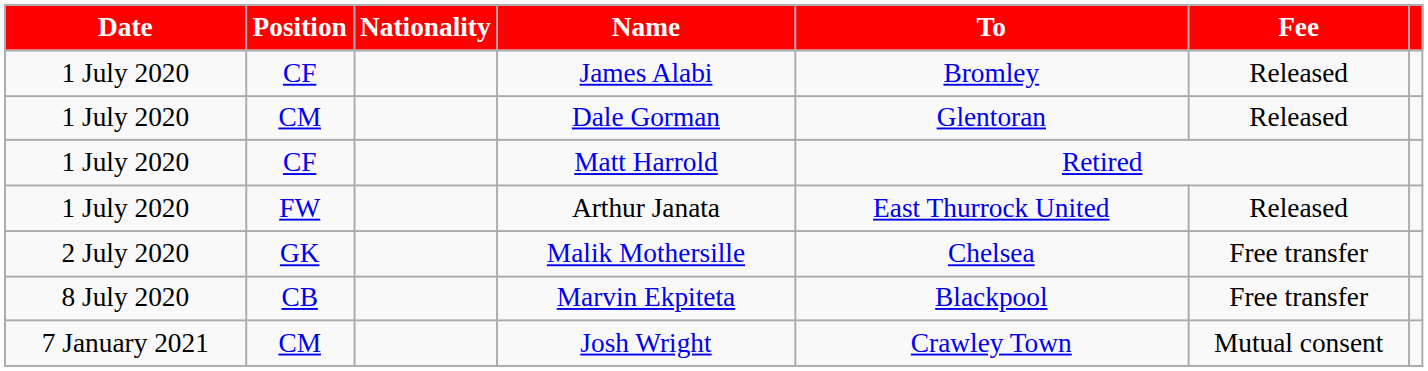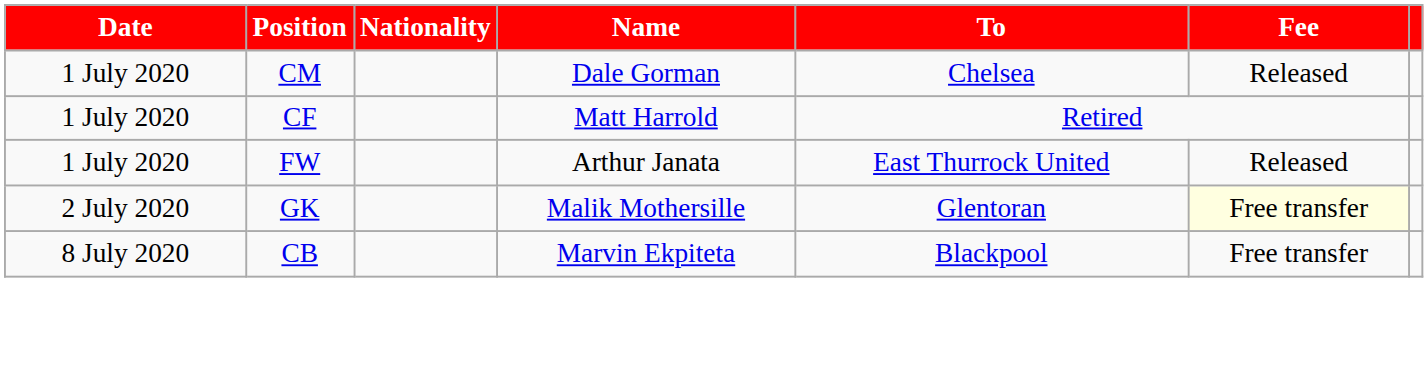- row: (646, 72)
(991, 117) Glentoran -> (991, 72) Chelsea
(991, 253) Chelsea -> (991, 207) Glentoran
(1299, 253) no background -> (1299, 207) lightyellow background
- row: (646, 343)
